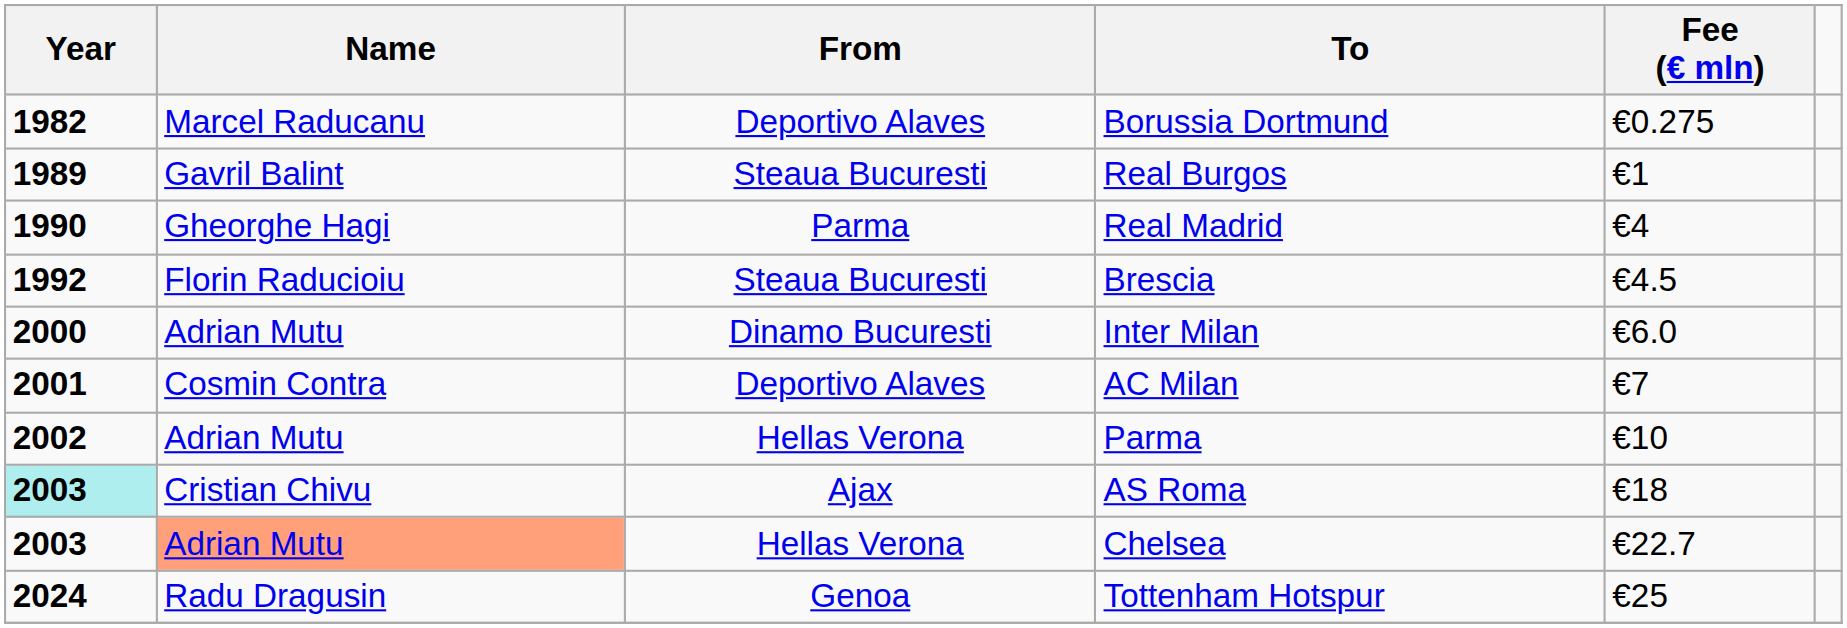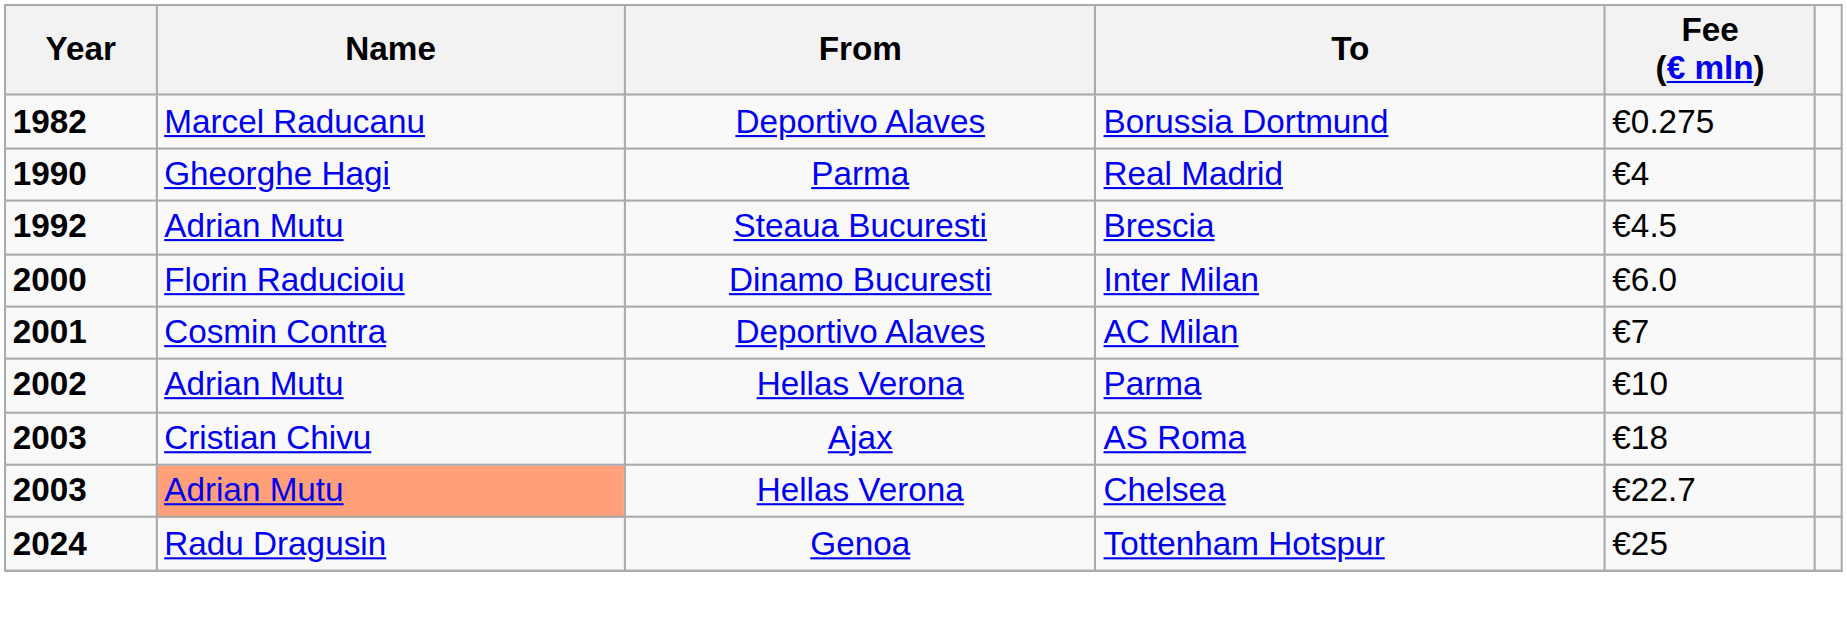- row: (1195, 173)
(284, 279) Florin Raducioiu -> (254, 226) Adrian Mutu
(254, 332) Adrian Mutu -> (284, 279) Florin Raducioiu
(50, 490) paleturquoise background -> (50, 437) no background
